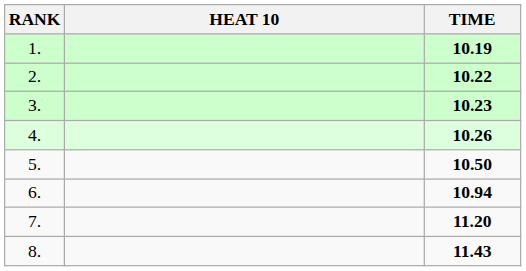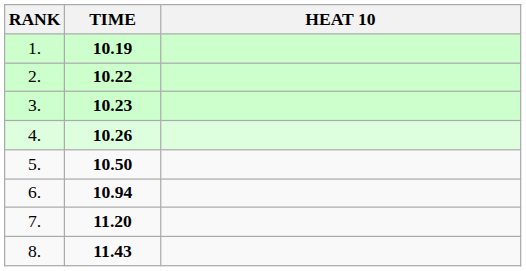columns swapped: (244, 19) <-> (472, 19)
